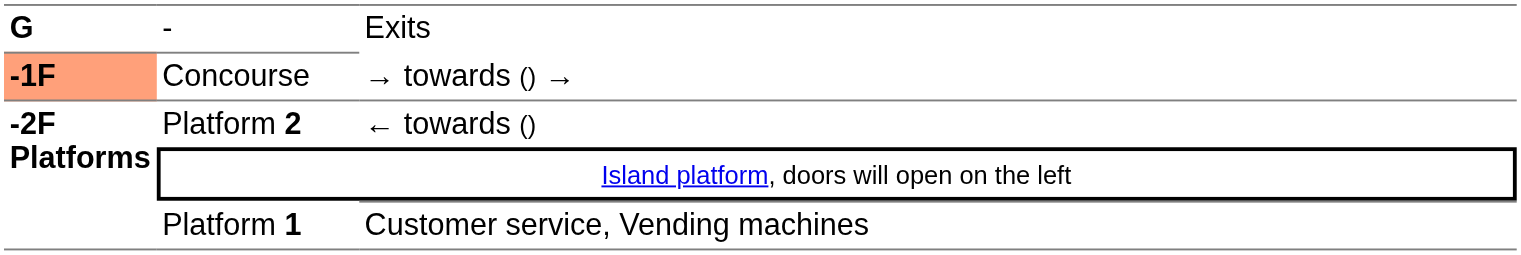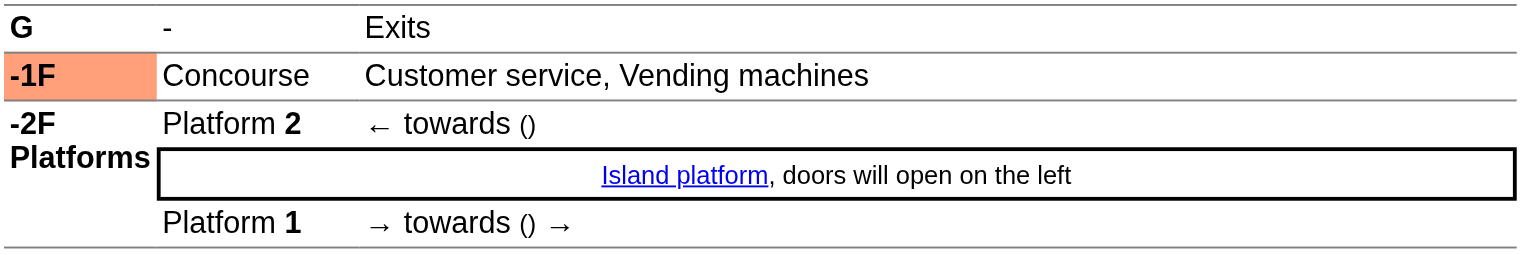(470, 75) → towards () → -> (617, 76) Customer service, Vending machines
(617, 225) Customer service, Vending machines -> (470, 223) → towards () →
